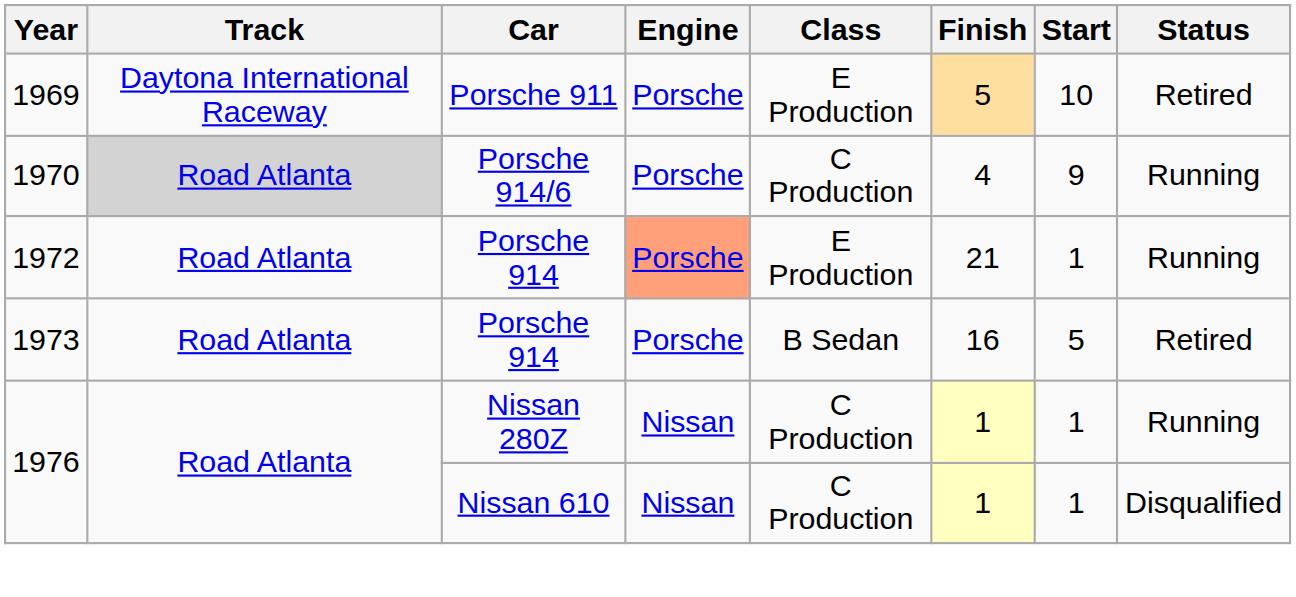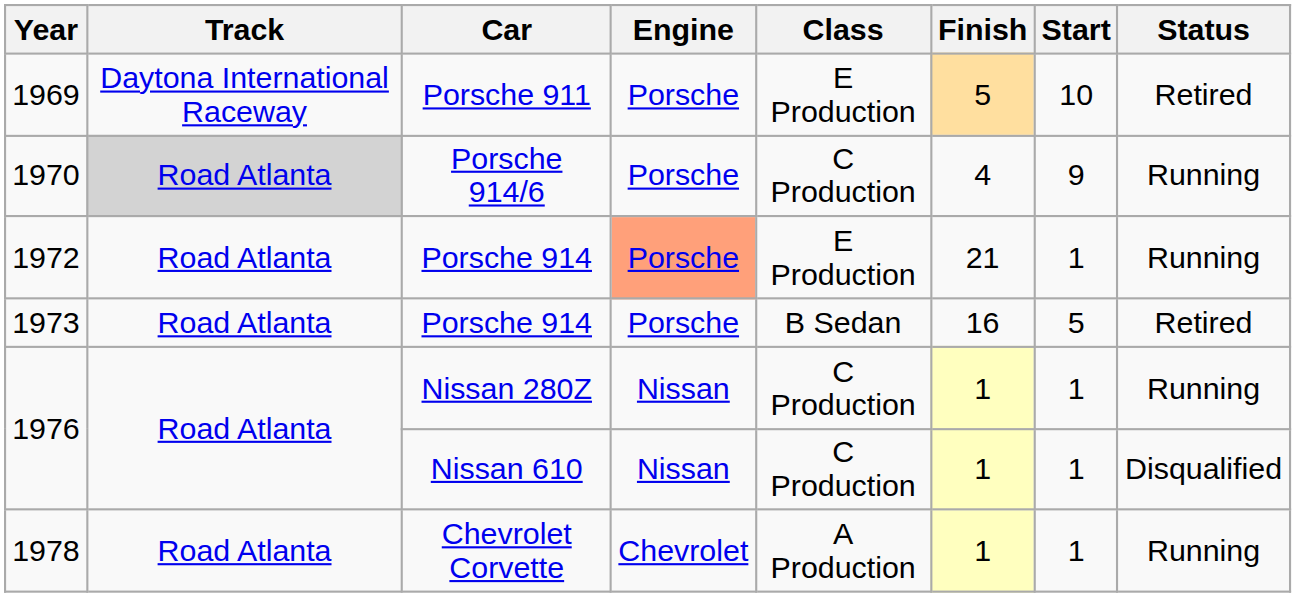+ row: (46, 551)
